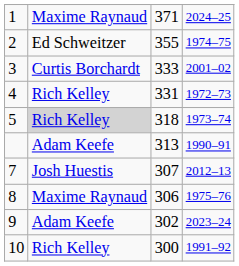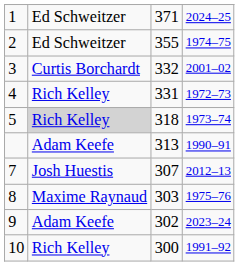(90, 17) Maxime Raynaud -> (79, 17) Ed Schweitzer
(167, 68) 333 -> (167, 68) 332
(167, 196) 306 -> (167, 196) 303
